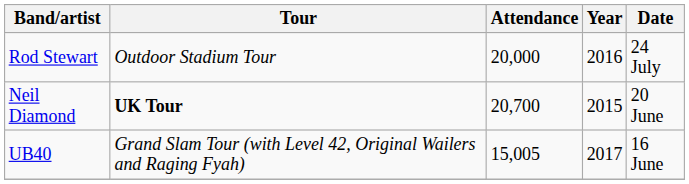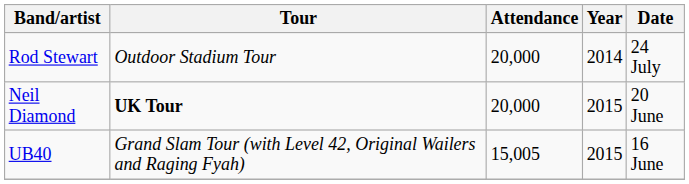(605, 57) 2016 -> (605, 57) 2014
(515, 105) 20,700 -> (515, 105) 20,000
(605, 154) 2017 -> (605, 154) 2015
